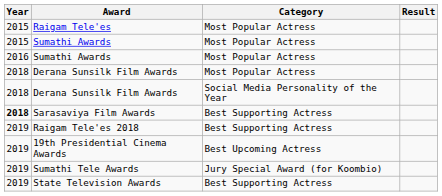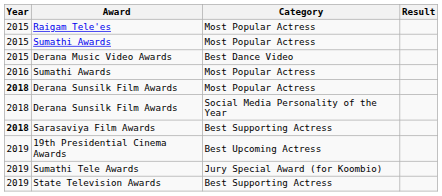+ row: (103, 57)
(18, 72) normal -> (18, 87) bold
- row: (86, 128)
